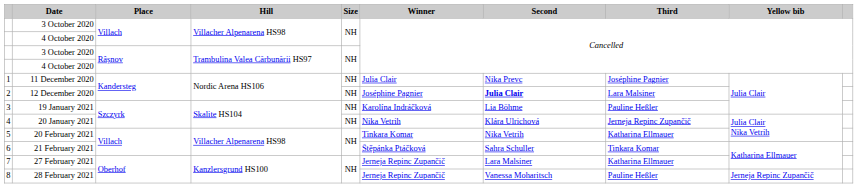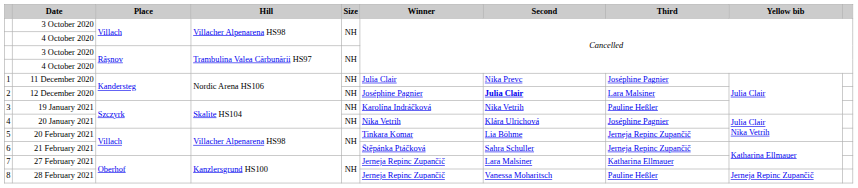(504, 107) Lia Böhme -> (504, 107) Nika Vetrih
(649, 120) Jerneja Repinc Zupančič -> (638, 120) Joséphine Pagnier
(504, 134) Nika Vetrih -> (504, 134) Lia Böhme
(641, 134) Katharina Ellmauer -> (649, 134) Jerneja Repinc Zupančič
(633, 148) Tinkara Komar -> (649, 148) Jerneja Repinc Zupančič
